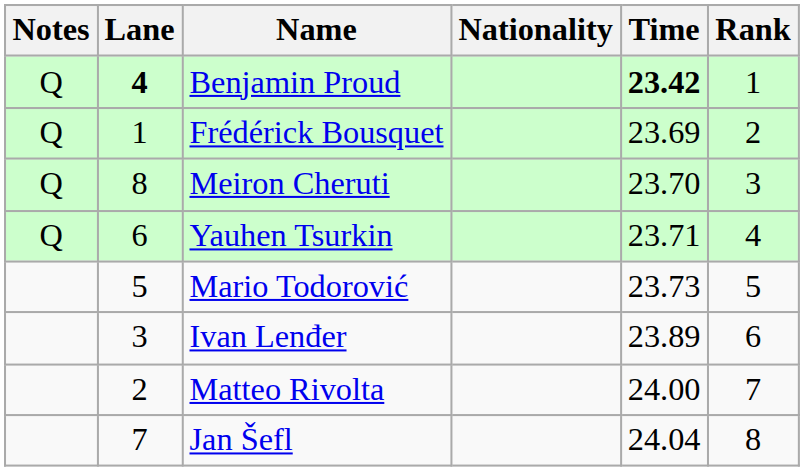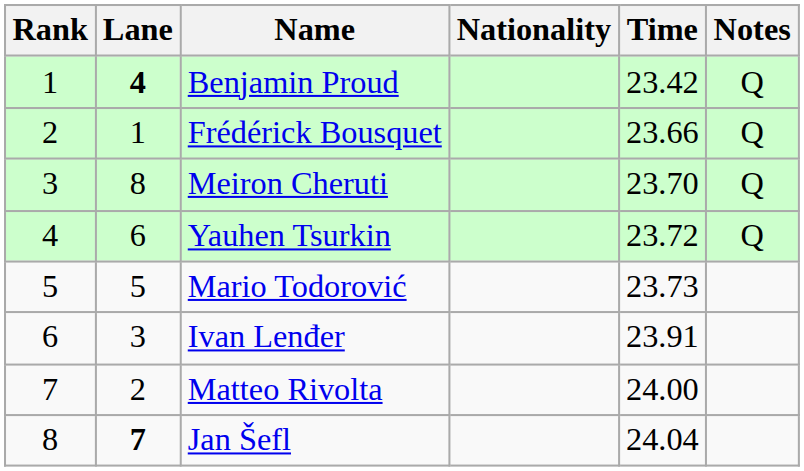columns swapped: (753, 30) <-> (51, 30)
(664, 81) bold -> (662, 81) normal
(664, 132) 23.69 -> (662, 132) 23.66
(664, 235) 23.71 -> (662, 235) 23.72
(664, 337) 23.89 -> (662, 337) 23.91
(140, 440) normal -> (138, 440) bold
